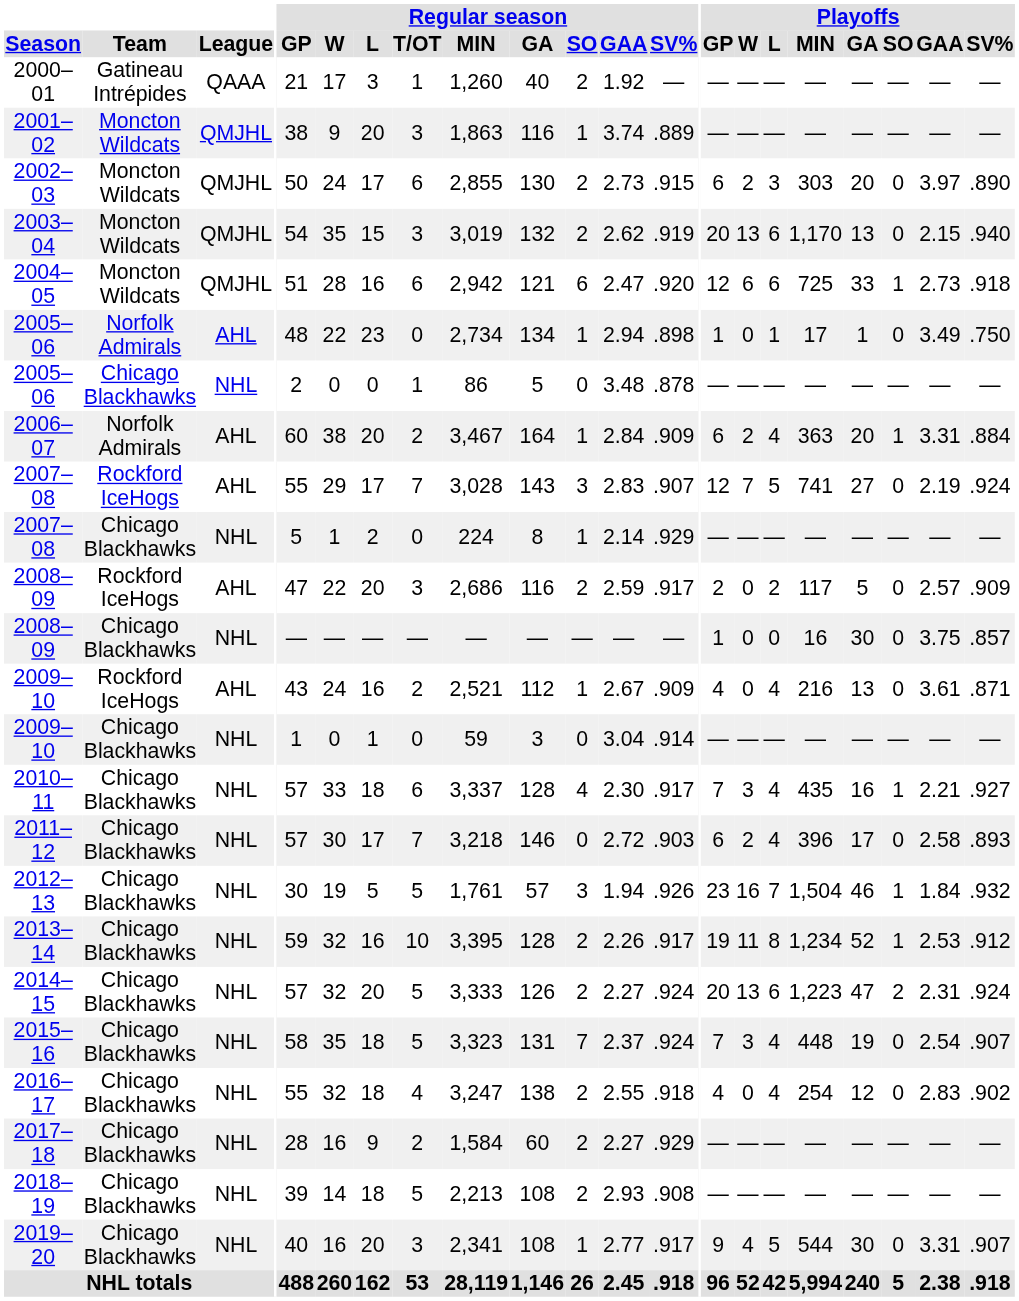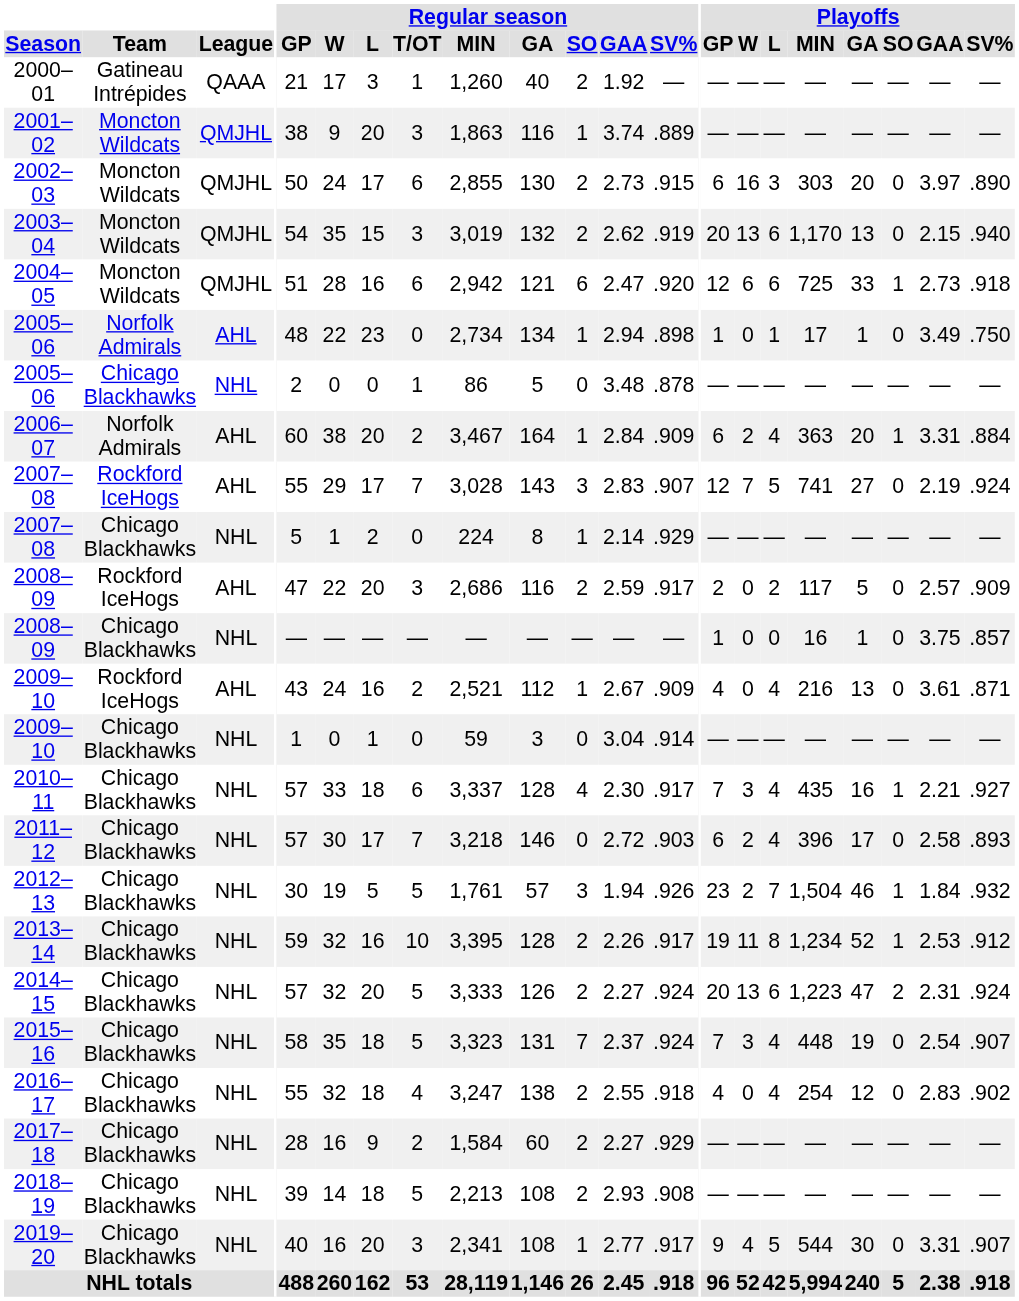(748, 183) 2 -> (748, 183) 16
(862, 638) 30 -> (862, 638) 1
(748, 890) 16 -> (748, 890) 2
